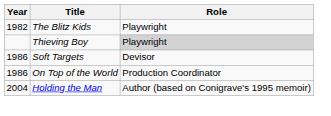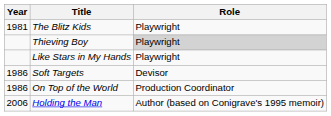(17, 27) 1982 -> (17, 27) 1981
+ row: (82, 57)
(17, 88) 2004 -> (17, 103) 2006
